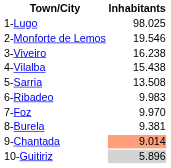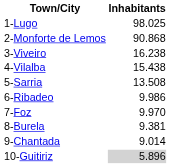(149, 38) 19.546 -> (149, 38) 90.868
(152, 97) 9.983 -> (152, 97) 9.986
(152, 141) lightsalmon background -> (152, 141) no background
